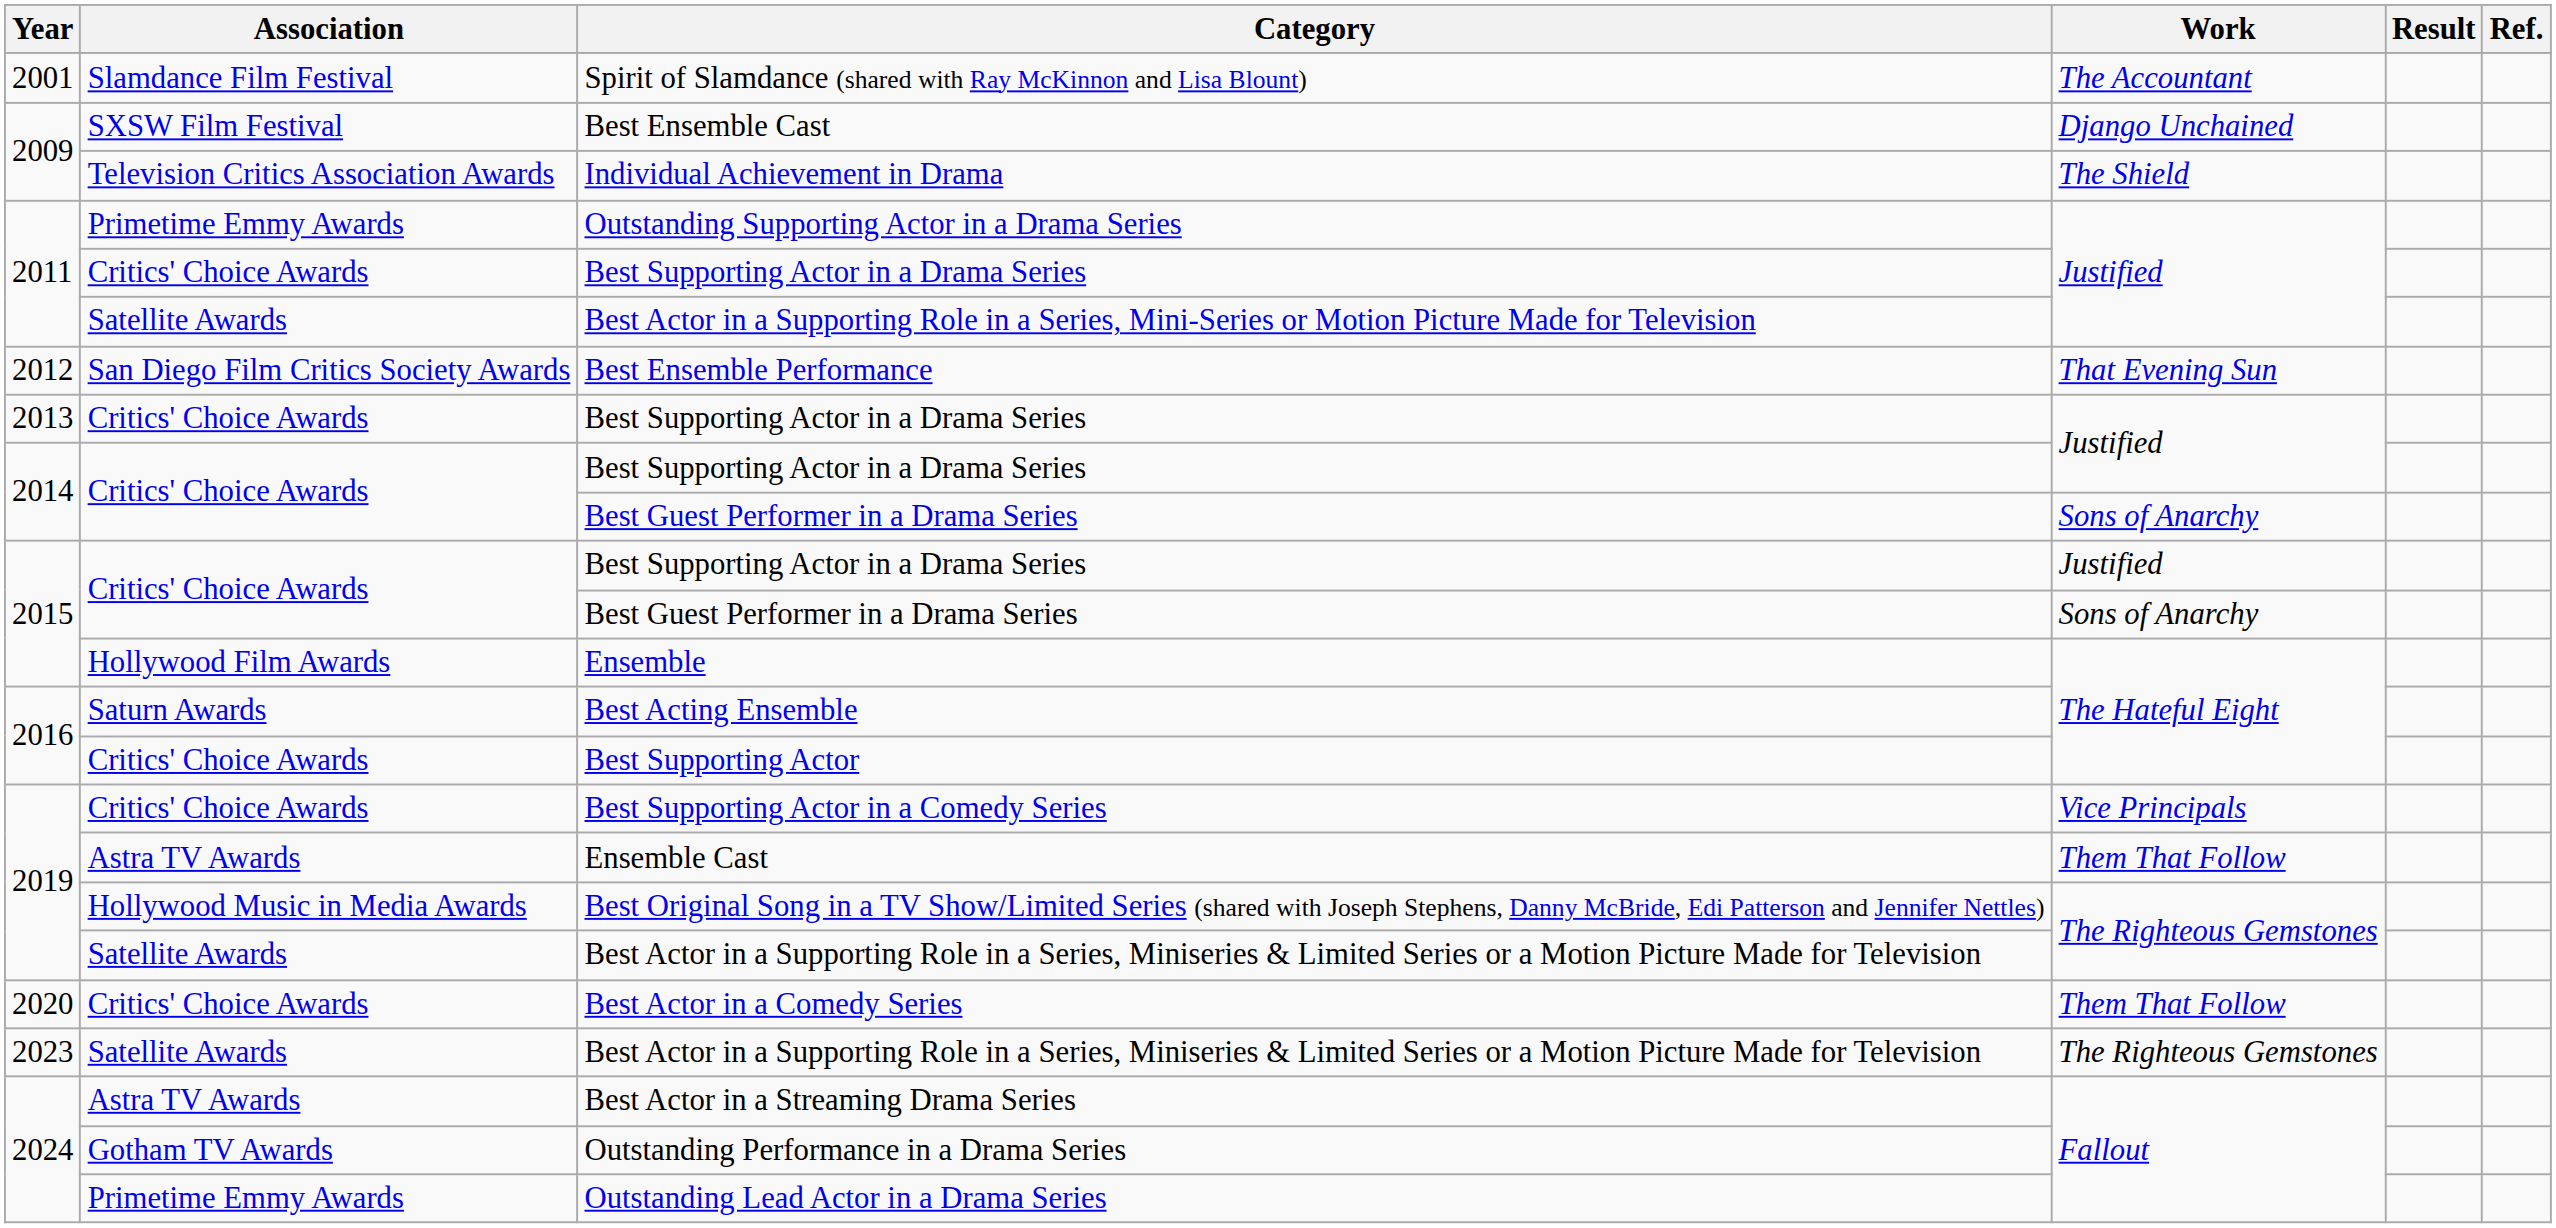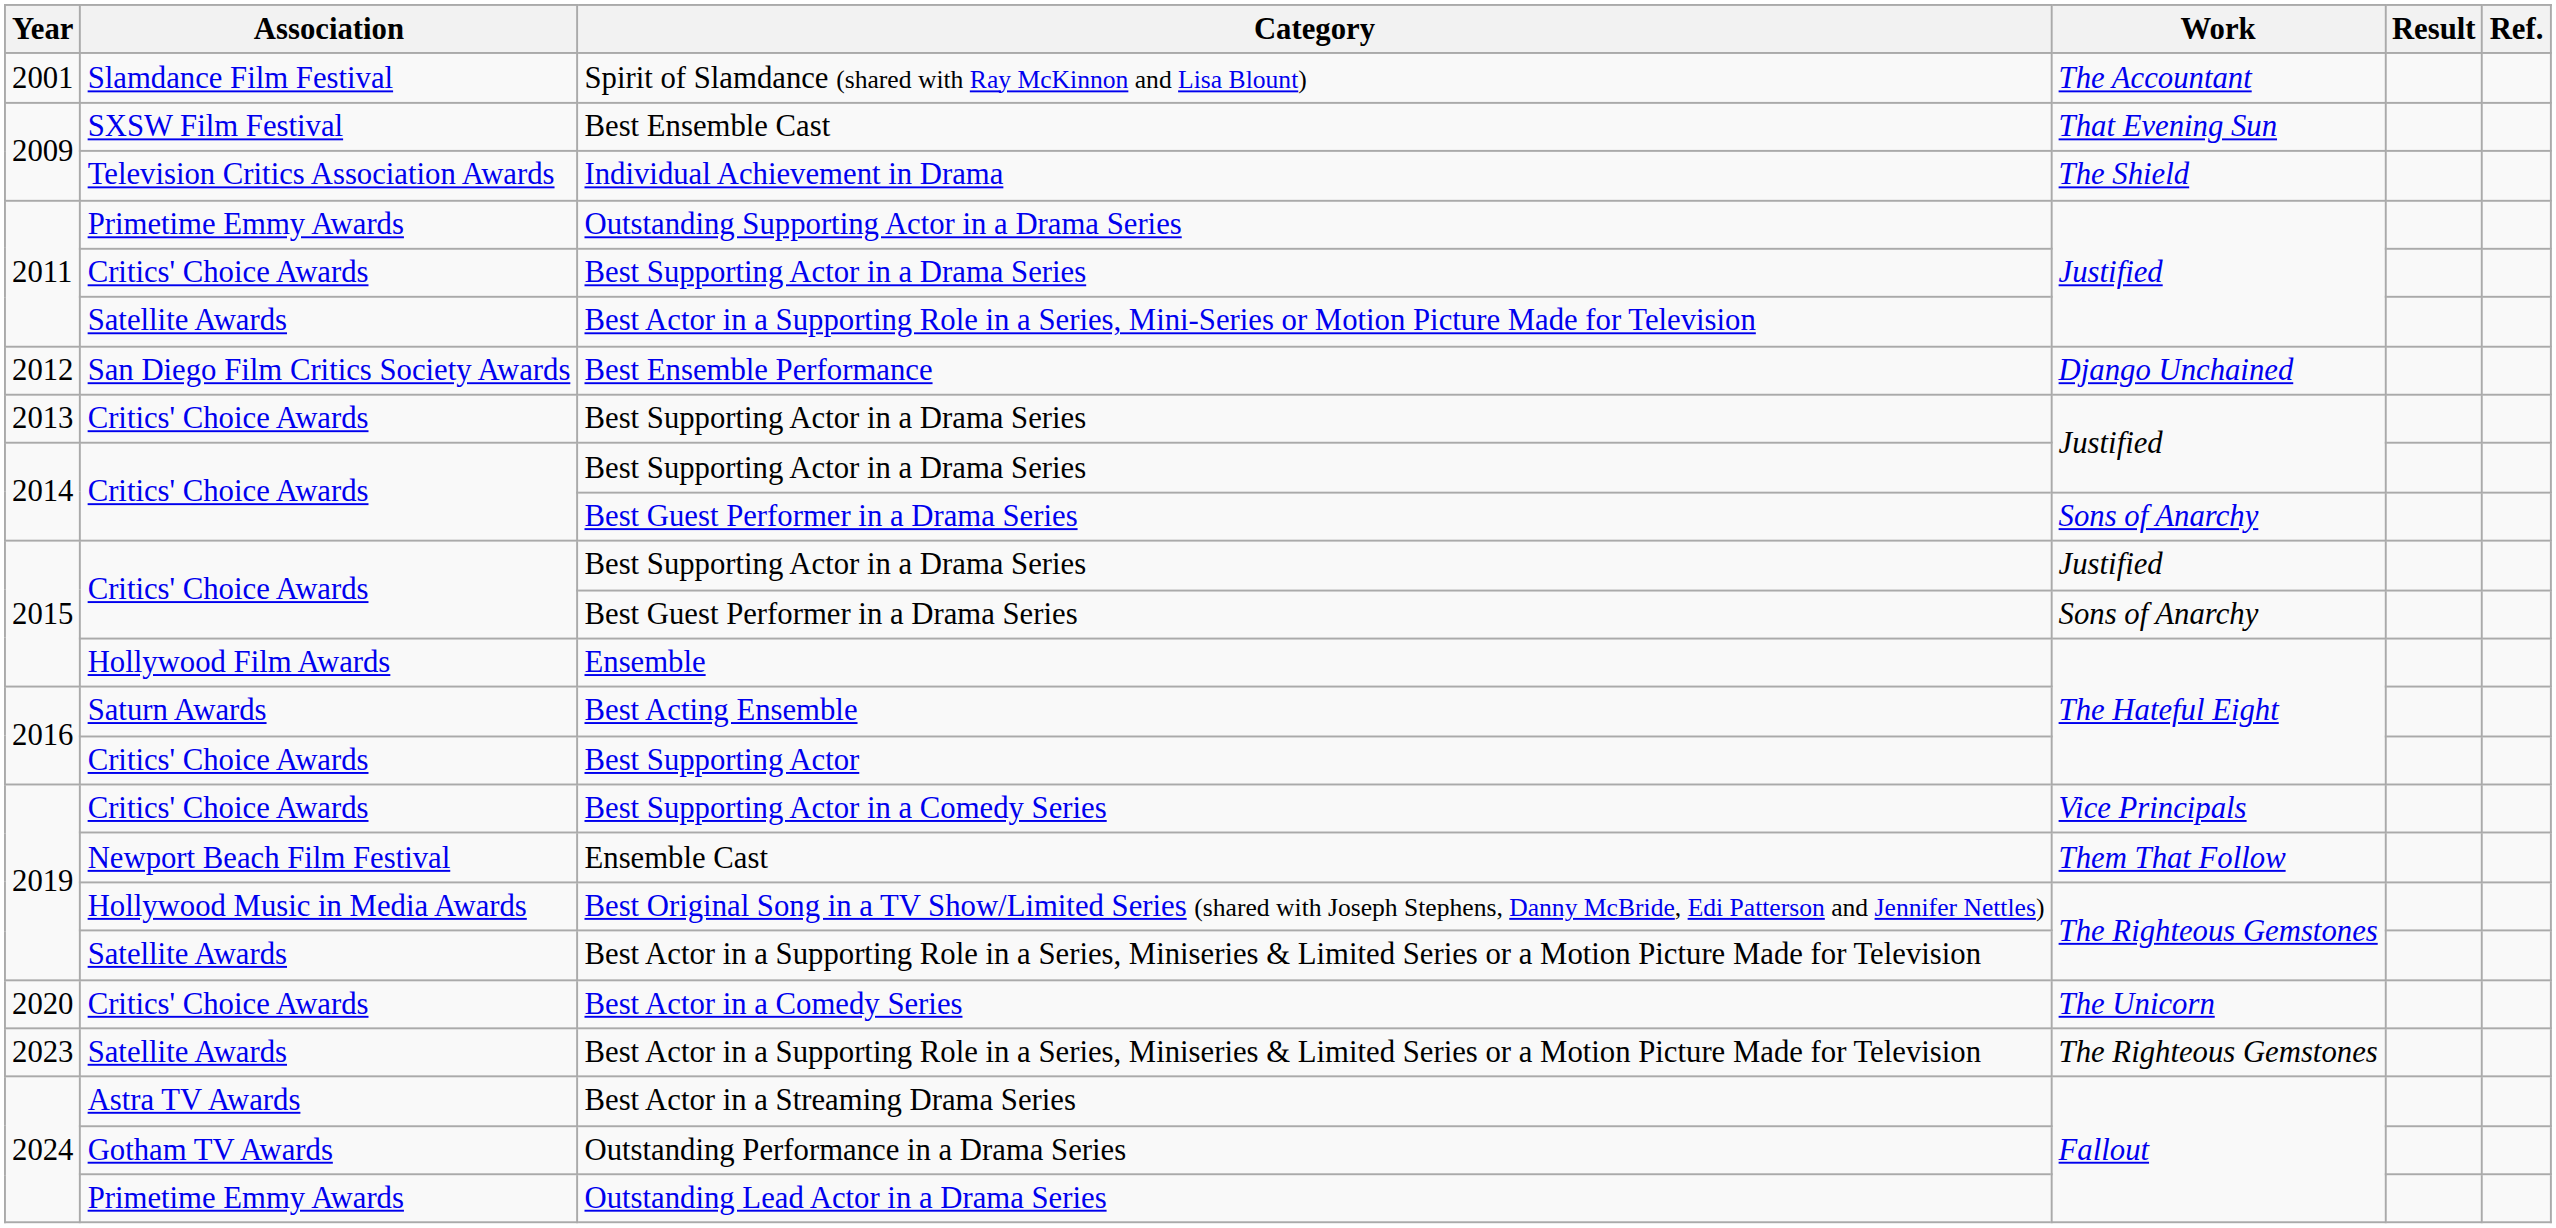(2176, 126) Django Unchained -> (2168, 126) That Evening Sun
(2168, 369) That Evening Sun -> (2176, 369) Django Unchained
(194, 857) Astra TV Awards -> (269, 857) Newport Beach Film Festival
(2172, 1003) Them That Follow -> (2137, 1003) The Unicorn
